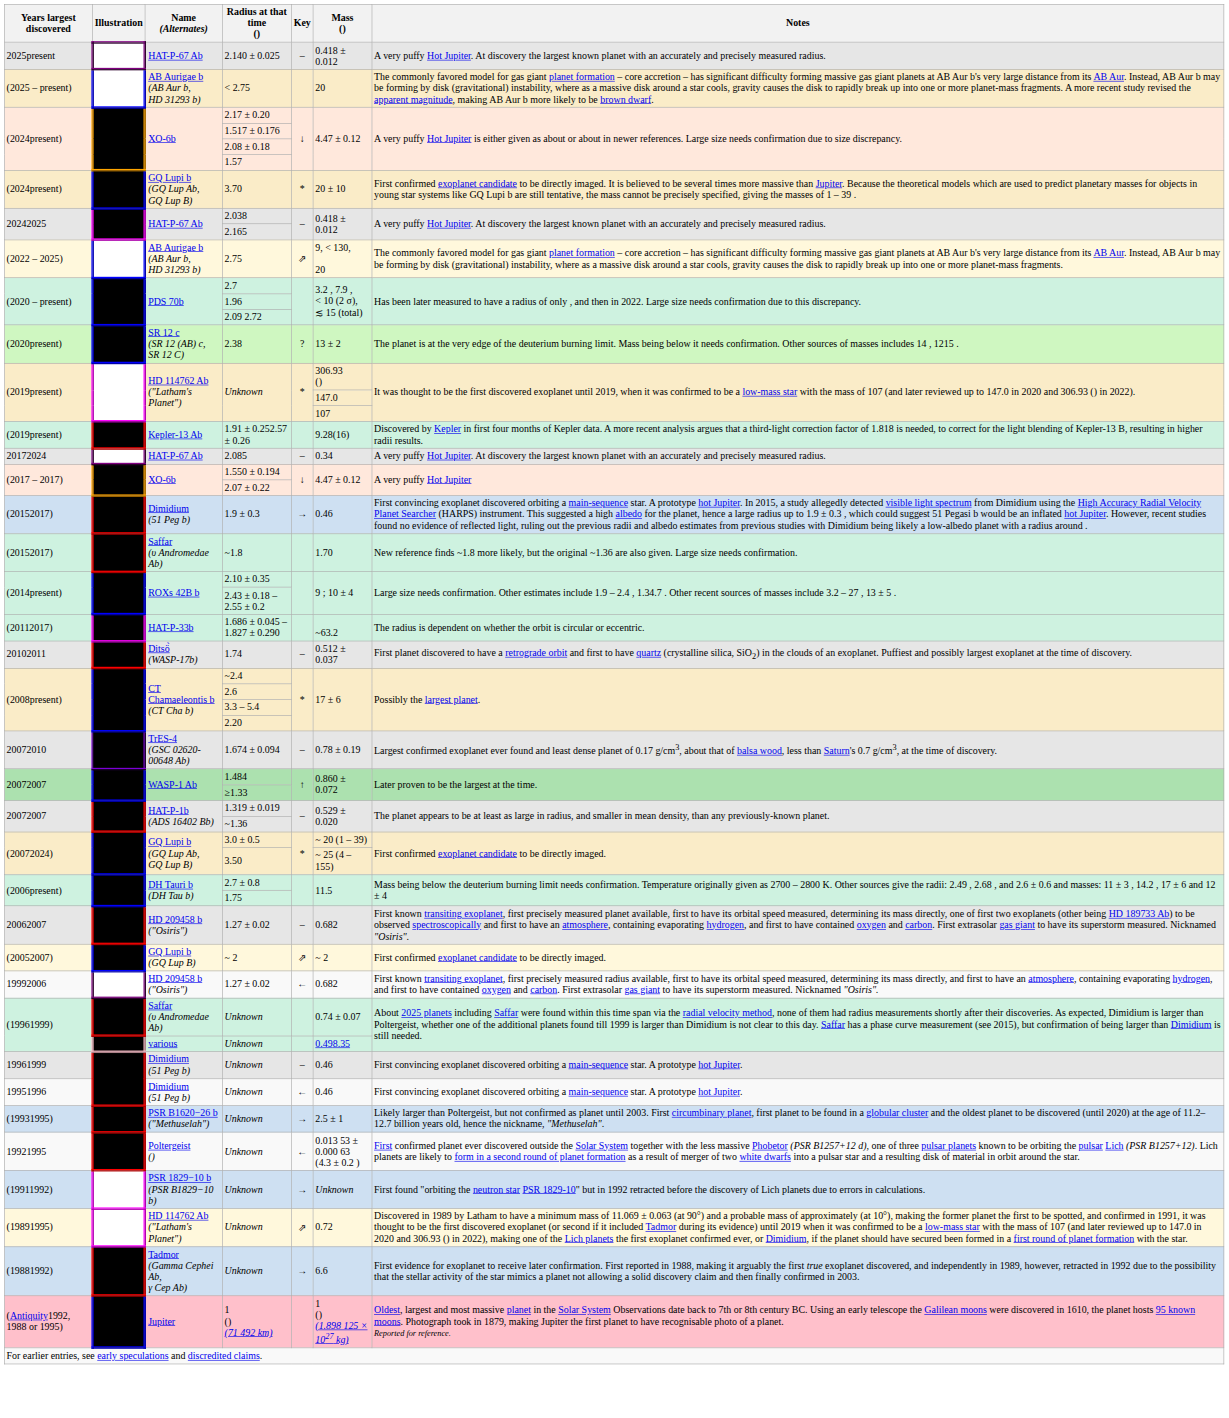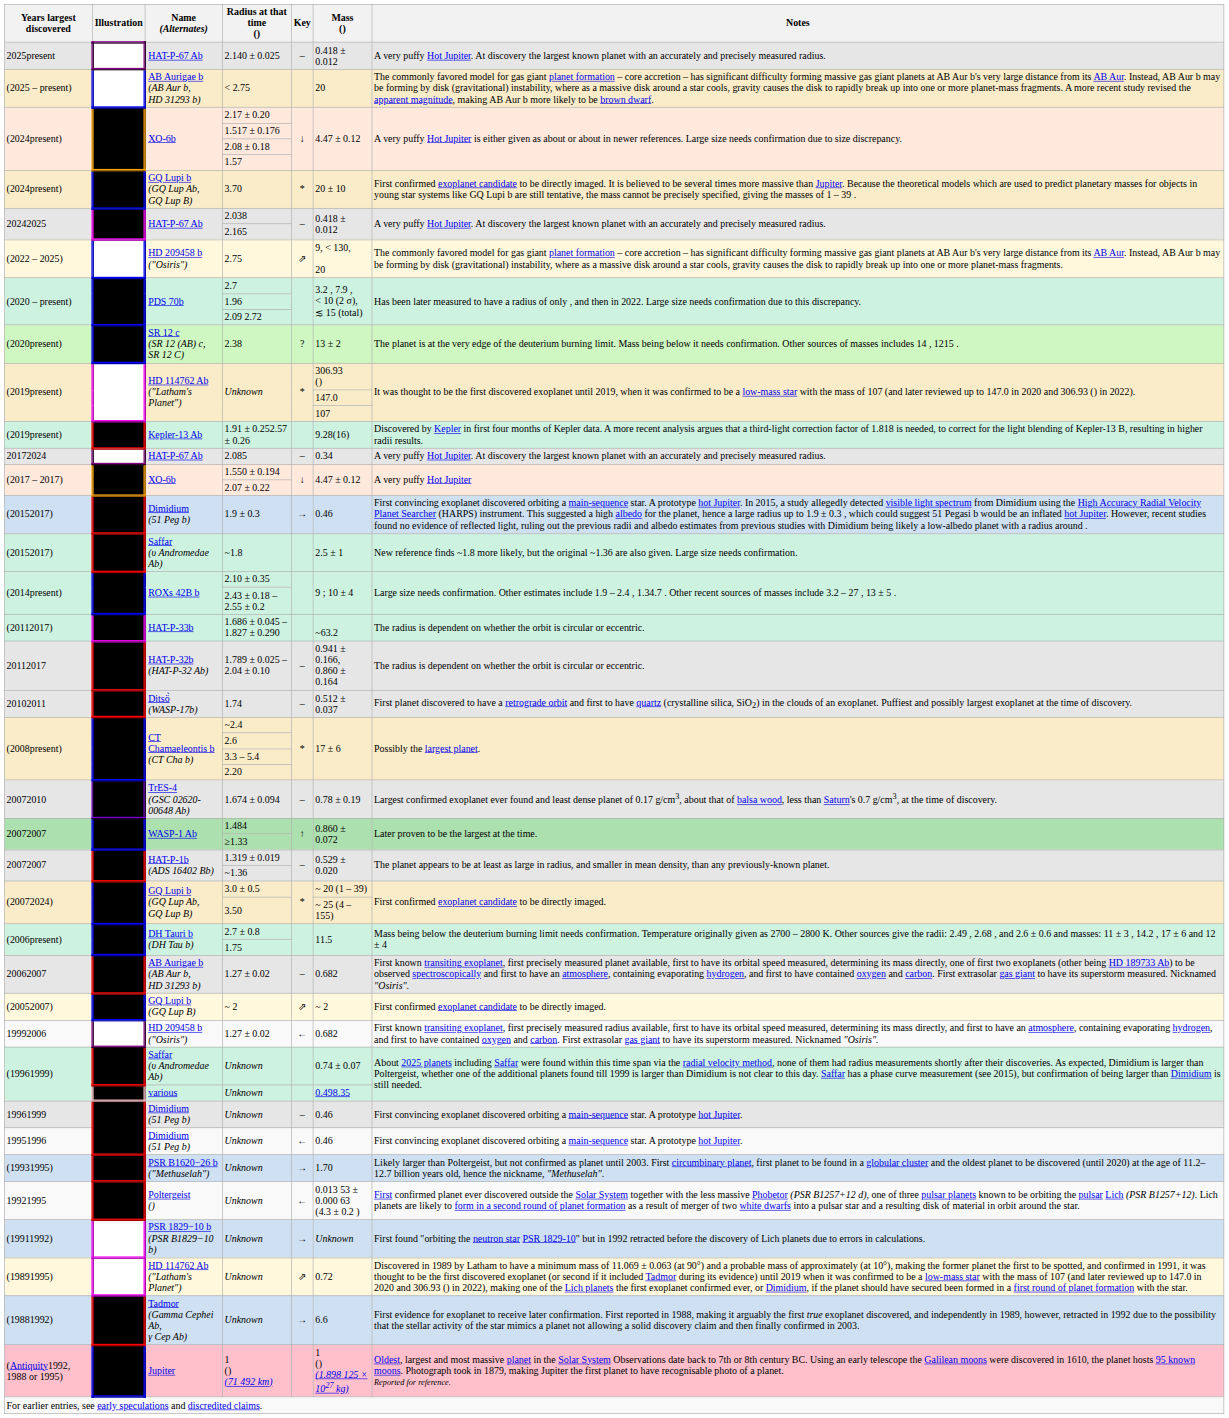(176, 258) AB Aurigae b (AB Aur b, HD 31293 b) -> (175, 258) HD 209458 b ("Osiris")
(324, 552) 1.70 -> (329, 552) 2.5 ± 1
+ row: (26, 665)
(175, 925) HD 209458 b ("Osiris") -> (176, 974) AB Aurigae b (AB Aur b, HD 31293 b)
(329, 1119) 2.5 ± 1 -> (324, 1168) 1.70
